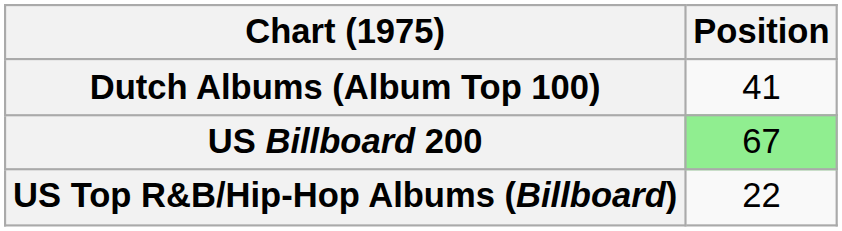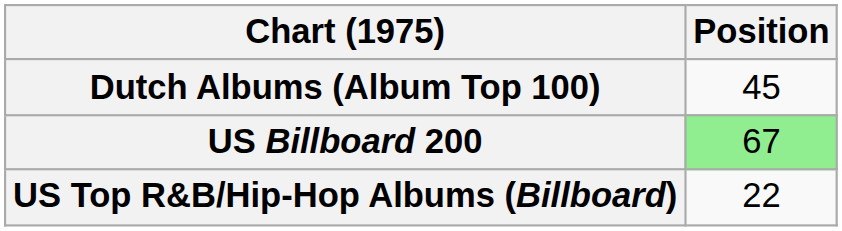(761, 86) 41 -> (761, 86) 45
